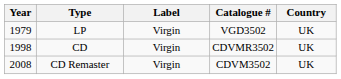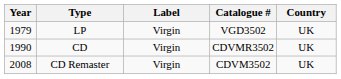(20, 47) 1998 -> (20, 47) 1990
